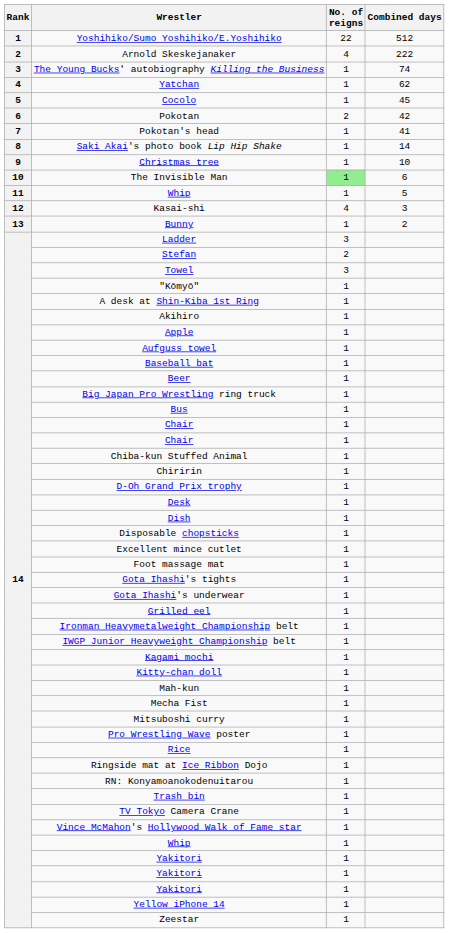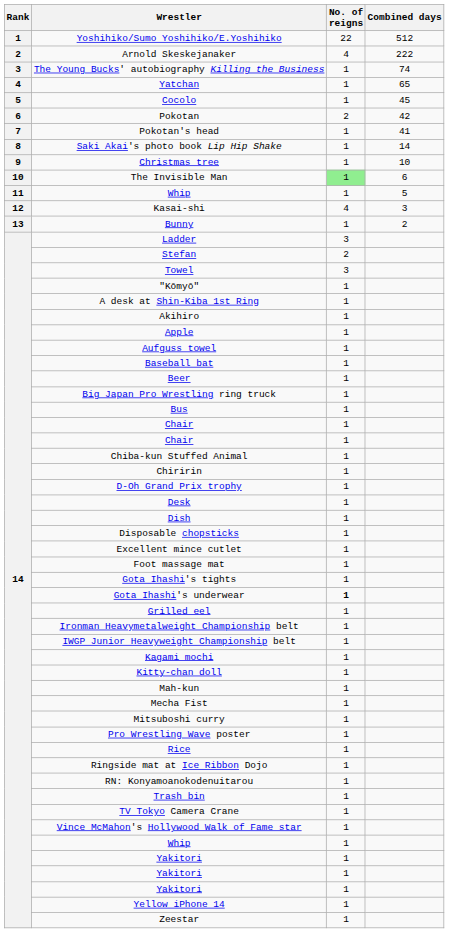(405, 85) 62 -> (405, 85) 65
(346, 595) normal -> (346, 595) bold
